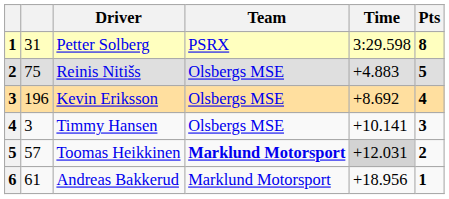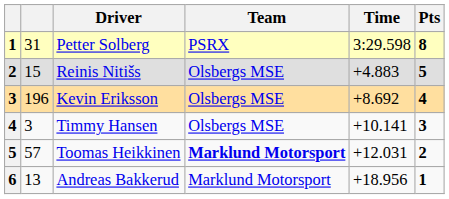(32, 72) 75 -> (32, 72) 15
(380, 153) lightgrey background -> (380, 153) no background
(32, 180) 61 -> (32, 180) 13
